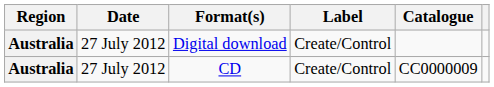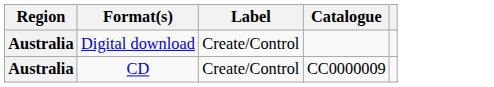- column: (123, 17)
